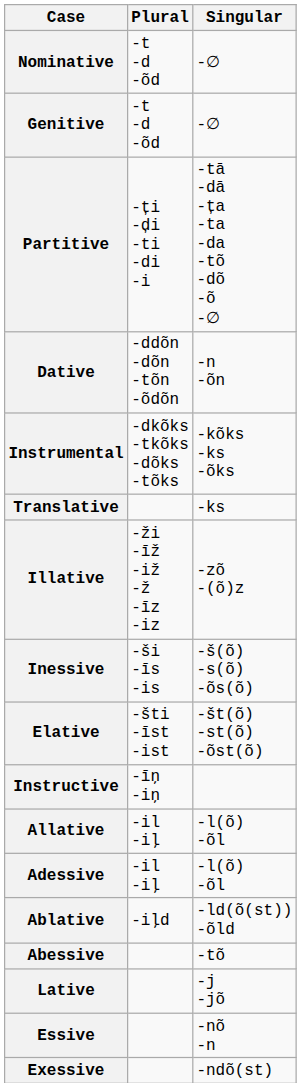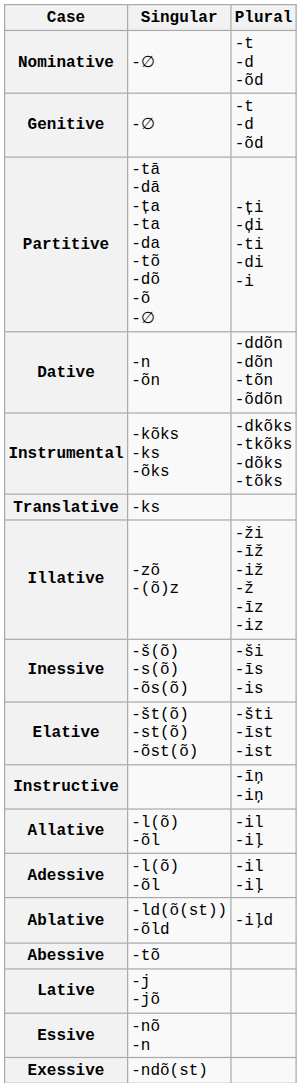columns swapped: (244, 18) <-> (160, 18)
